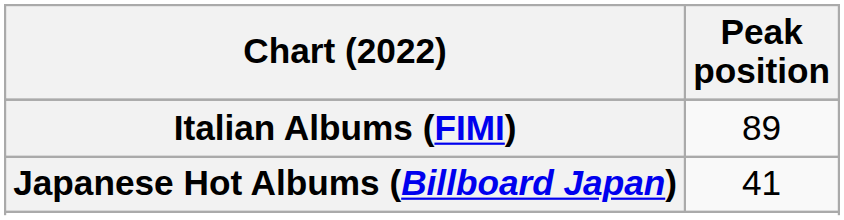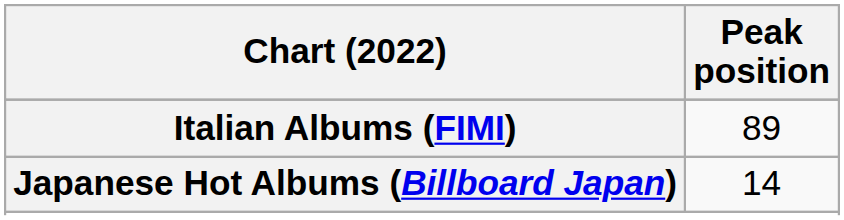(762, 183) 41 -> (762, 183) 14
